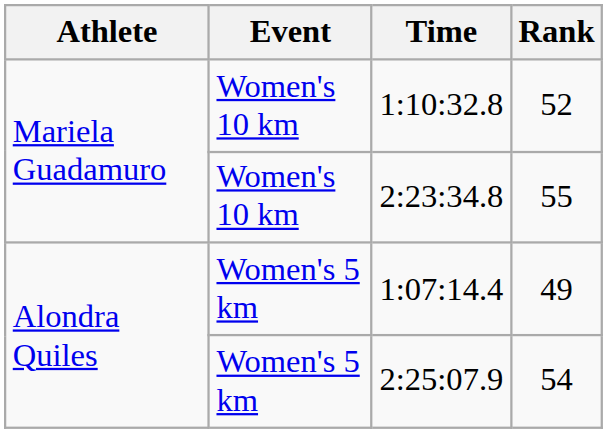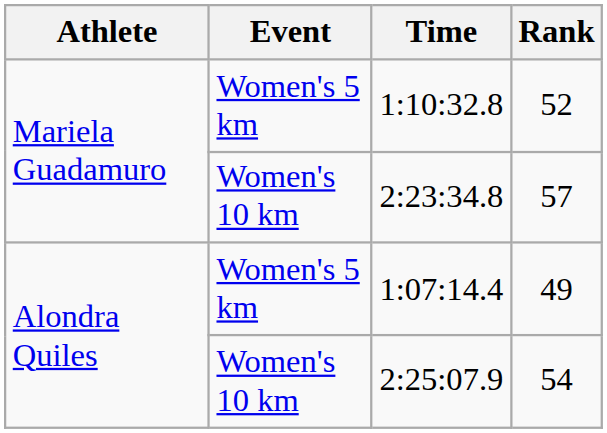(276, 104) Women's 10 km -> (288, 104) Women's 5 km
(557, 196) 55 -> (557, 196) 57
(288, 380) Women's 5 km -> (276, 380) Women's 10 km
